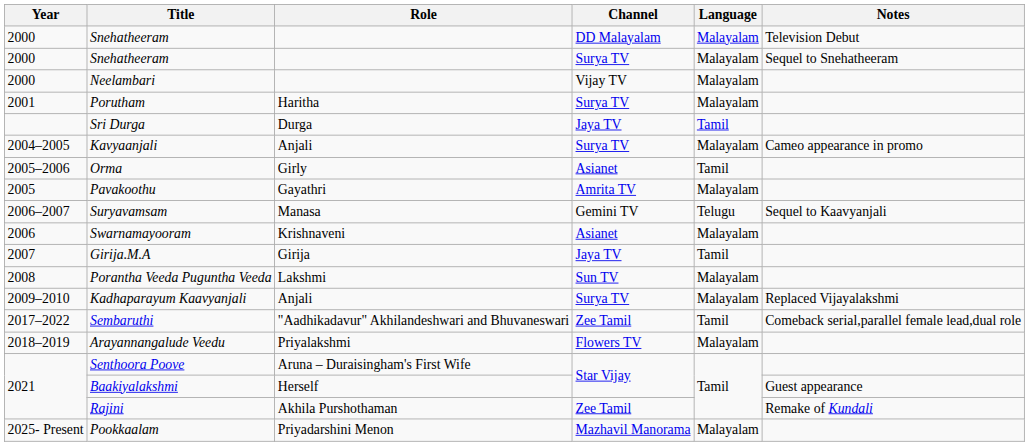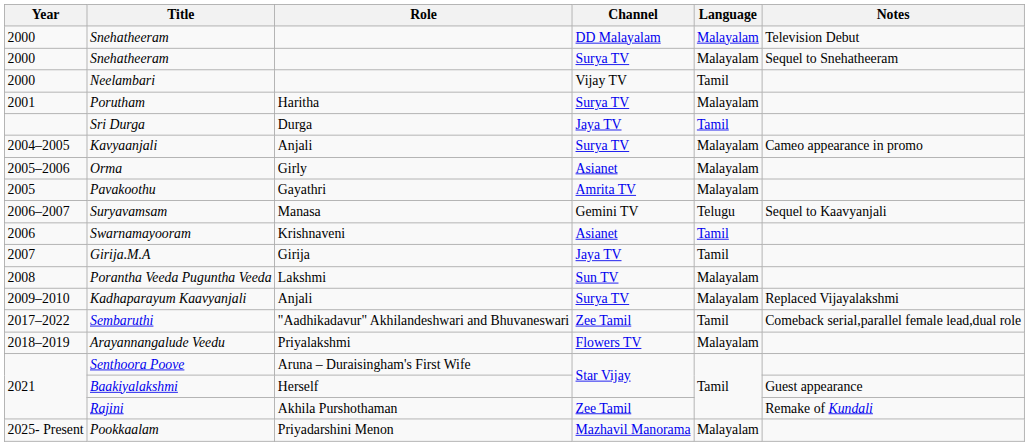(728, 80) Malayalam -> (713, 80) Tamil
(713, 168) Tamil -> (728, 168) Malayalam
(728, 233) Malayalam -> (713, 233) Tamil
